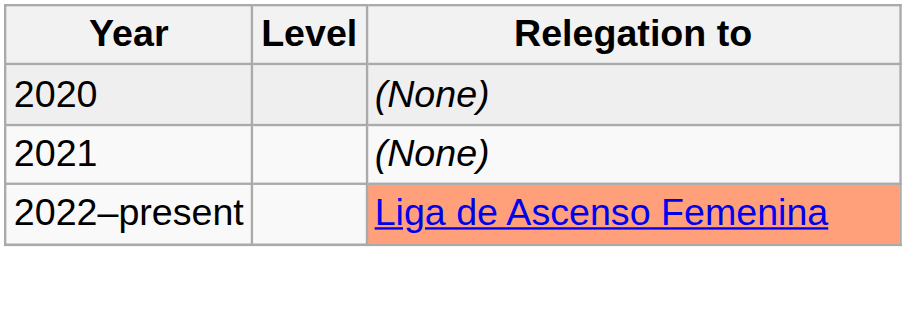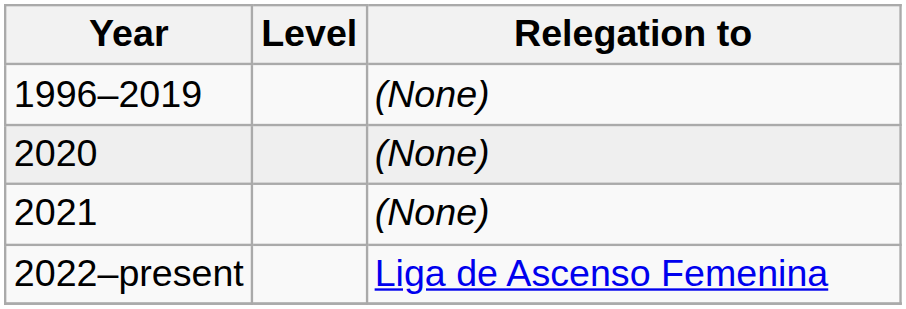+ row: (108, 93)
(601, 213) lightsalmon background -> (601, 272) no background
